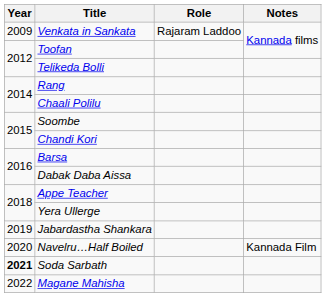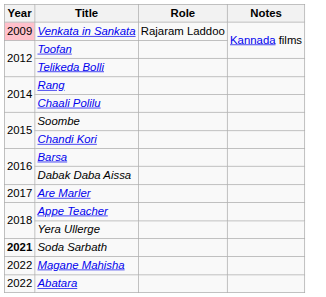(20, 31) no background -> (20, 31) pink background
+ row: (64, 193)
- row: (95, 229)
- row: (90, 247)
+ row: (57, 283)
